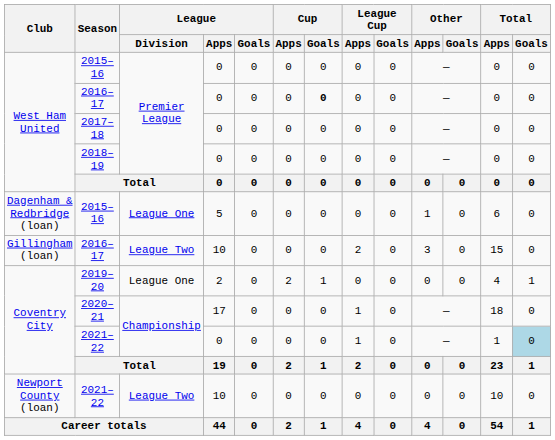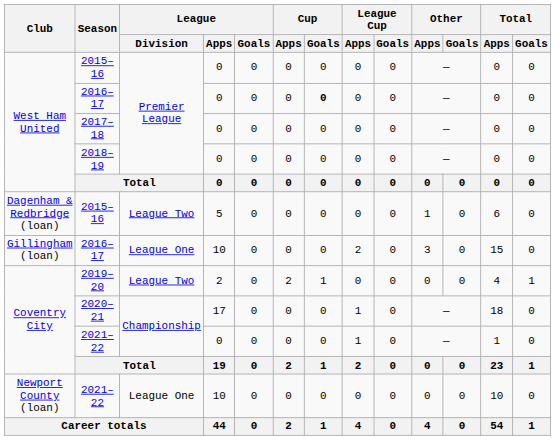(162, 214) League One -> (162, 214) League Two
(162, 250) League Two -> (162, 250) League One
(162, 281) League One -> (162, 281) League Two
(531, 341) lightblue background -> (531, 341) no background
(162, 396) League Two -> (162, 396) League One
